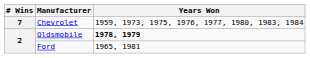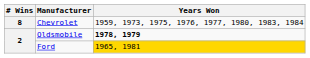(20, 23) 7 -> (20, 23) 8
(118, 47) no background -> (118, 47) gold background
